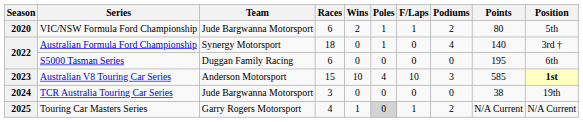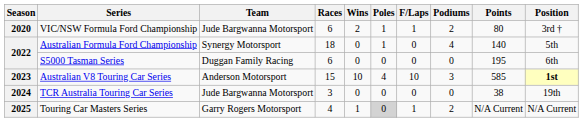(552, 29) 5th -> (552, 29) 3rd †
(552, 45) 3rd † -> (552, 45) 5th
